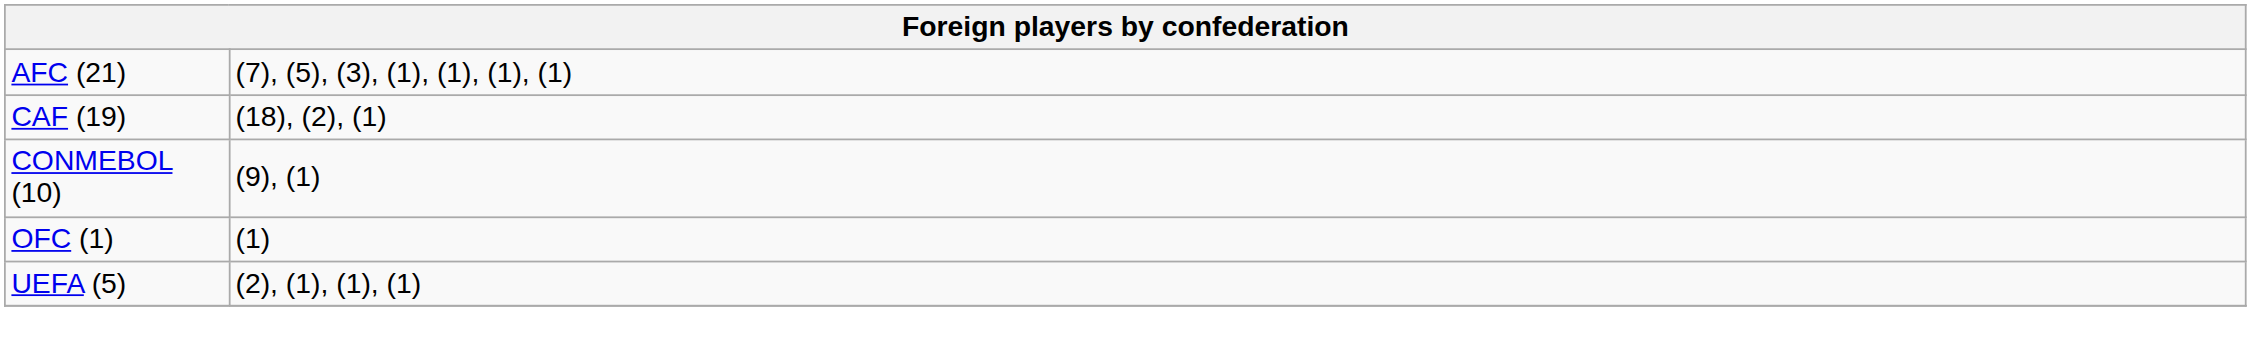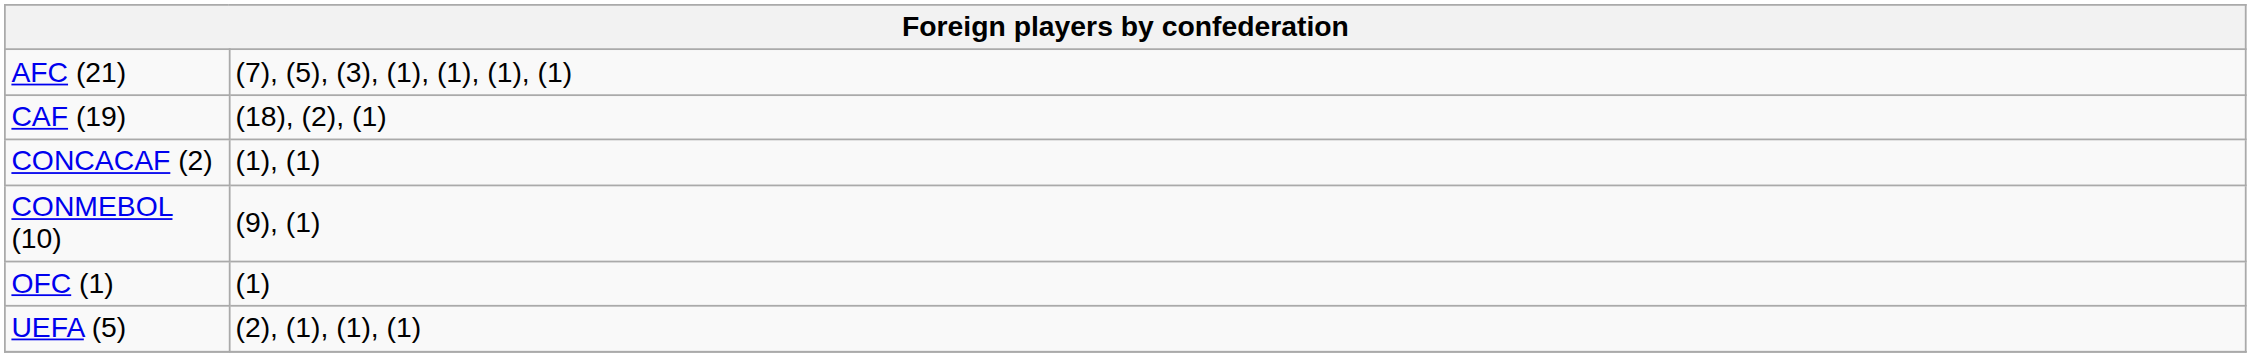+ row: (112, 161)
